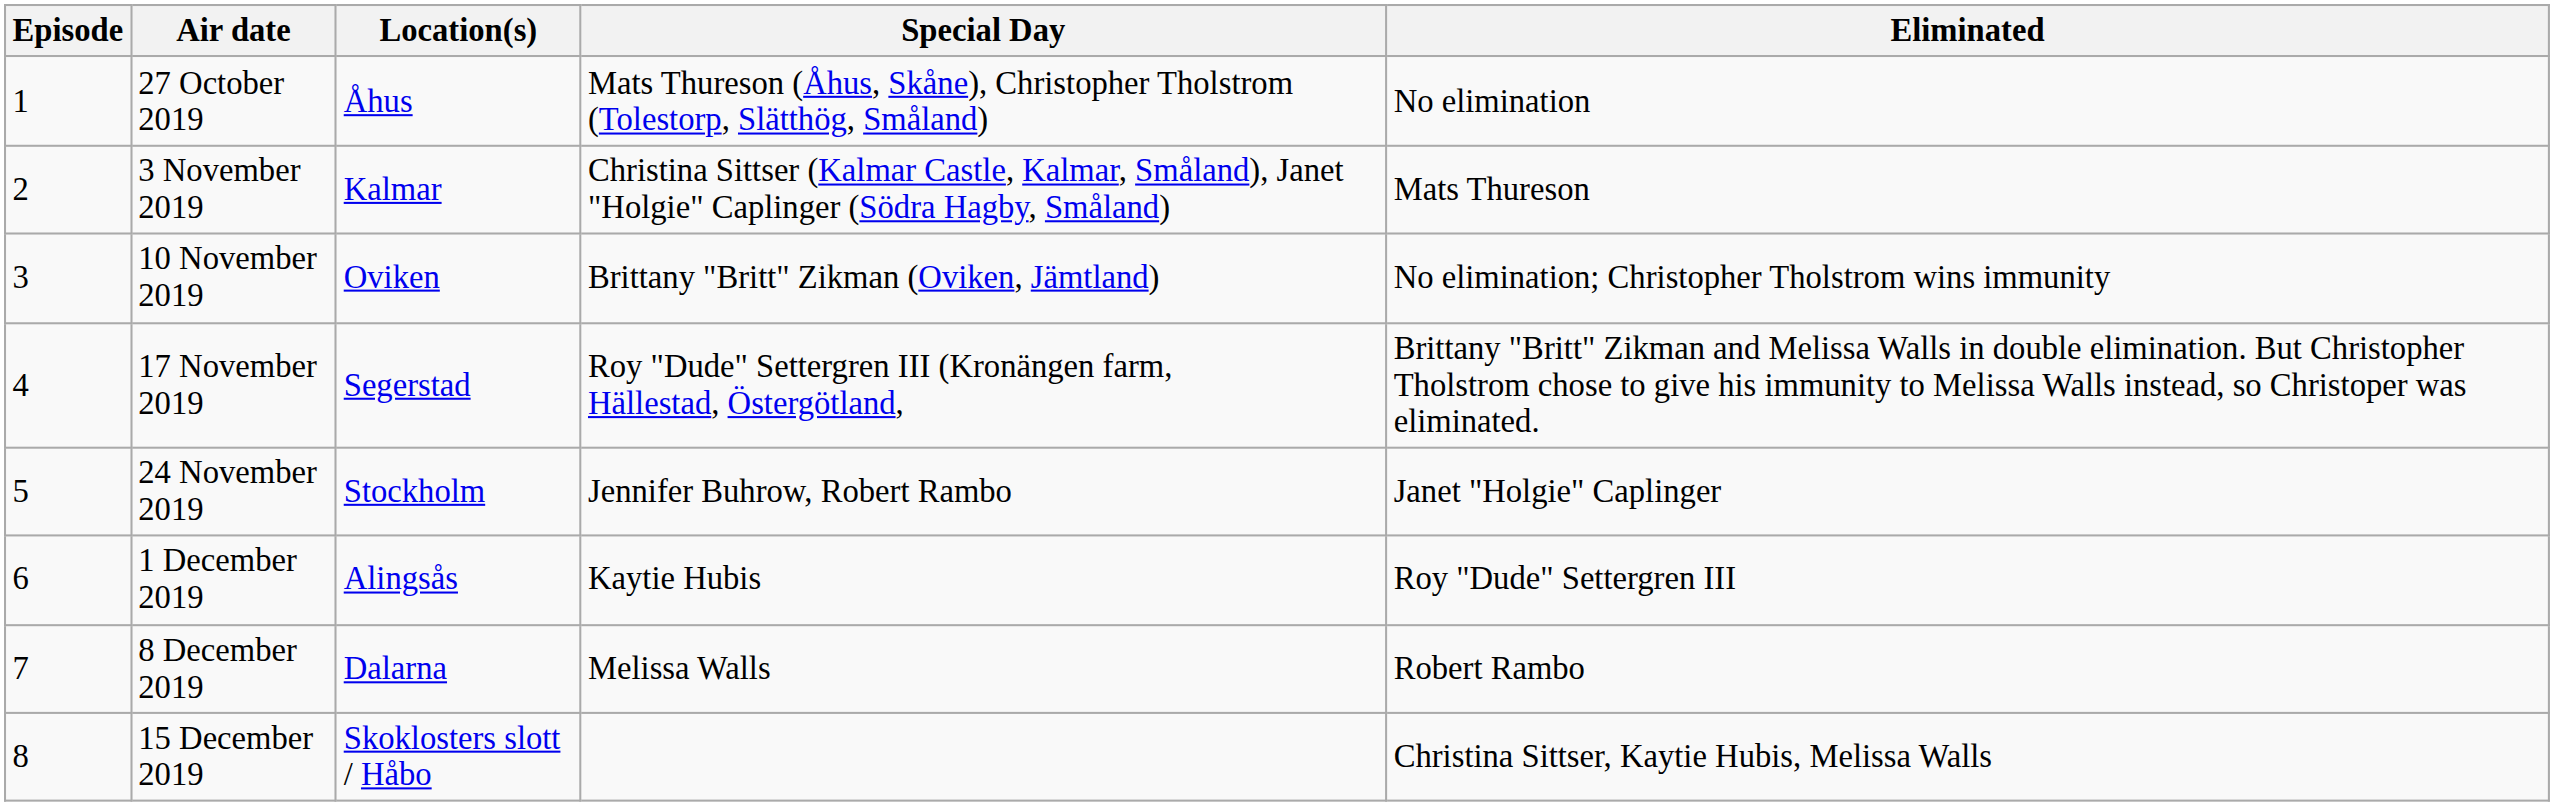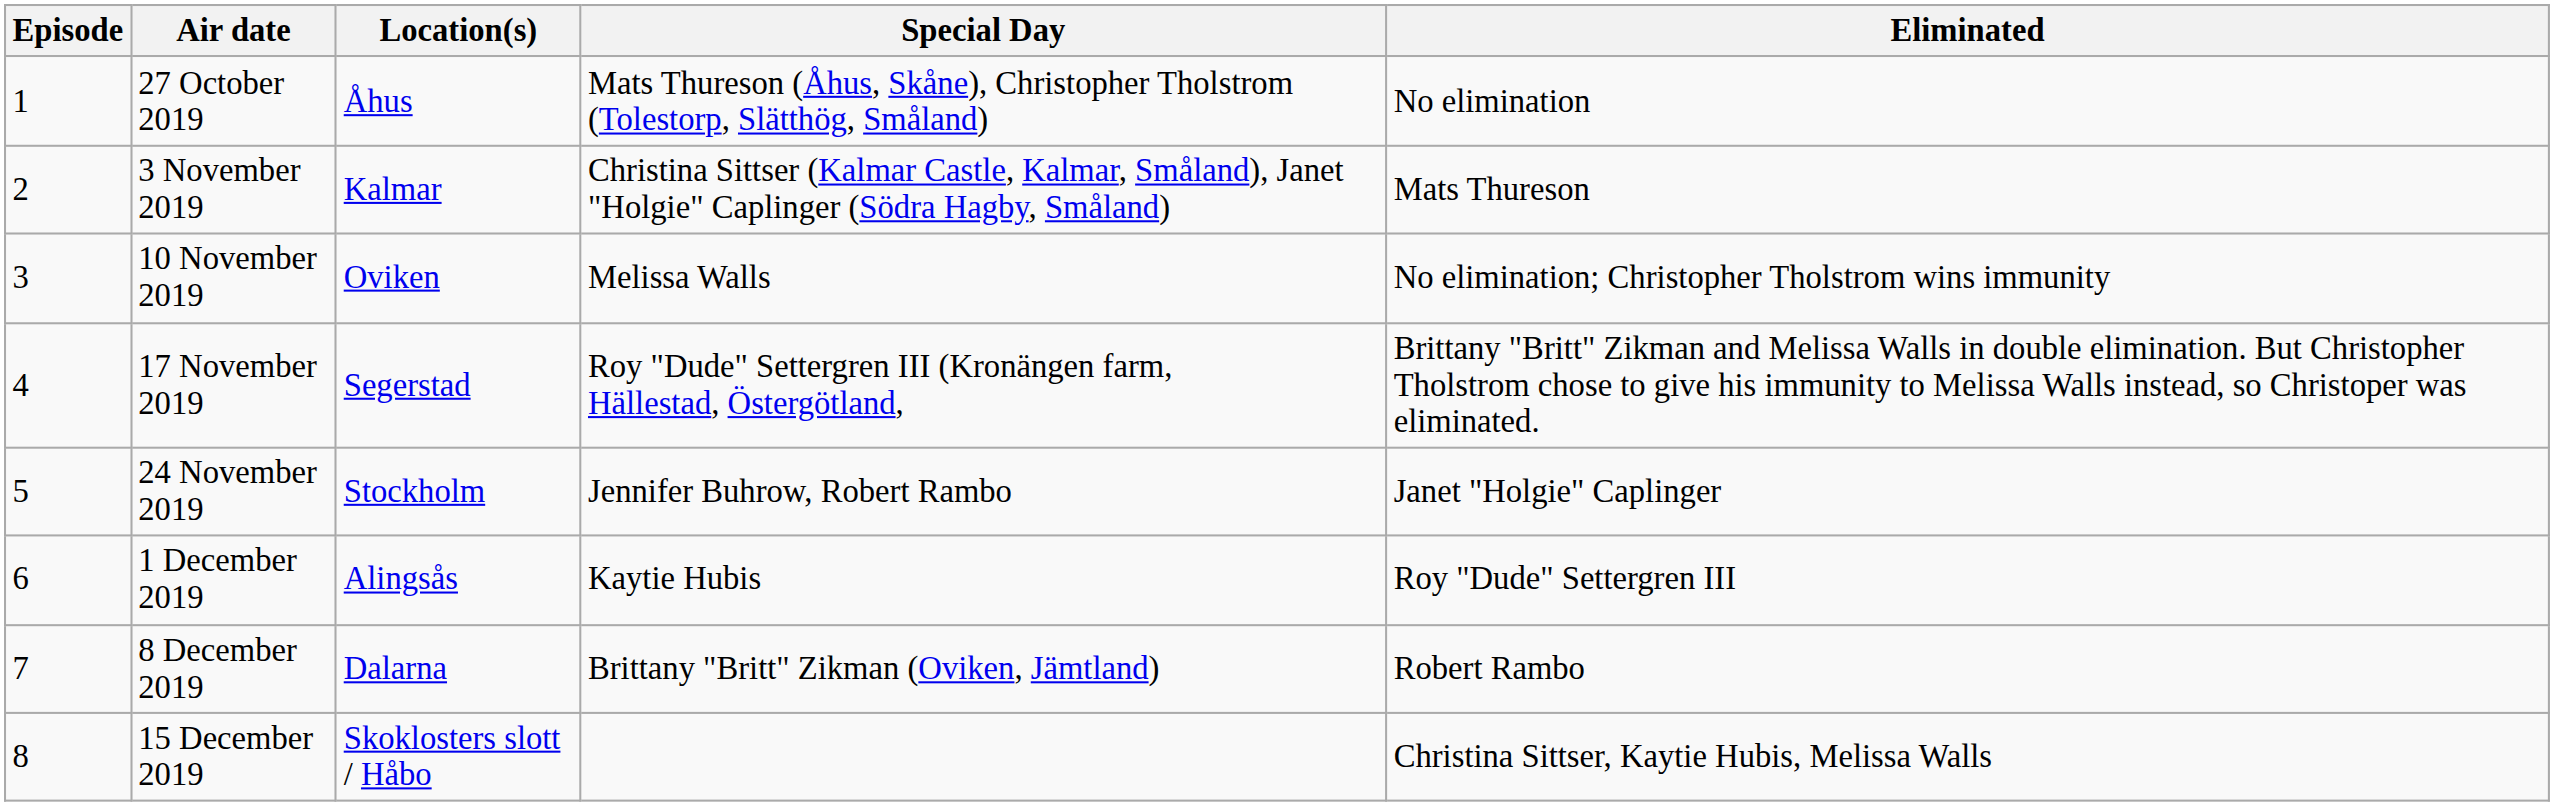(874, 277) Brittany "Britt" Zikman (Oviken, Jämtland) -> (679, 277) Melissa Walls
(679, 668) Melissa Walls -> (874, 668) Brittany "Britt" Zikman (Oviken, Jämtland)
